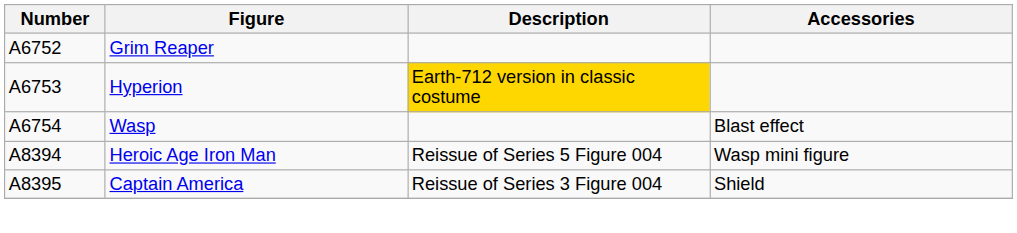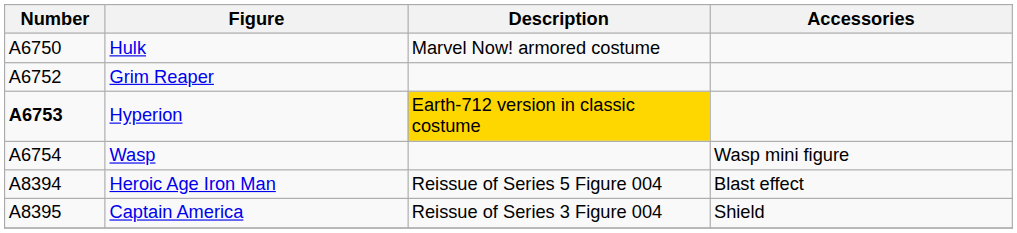+ row: (128, 47)
(35, 87) normal -> (36, 116) bold
(759, 126) Blast effect -> (782, 155) Wasp mini figure
(782, 155) Wasp mini figure -> (759, 184) Blast effect
